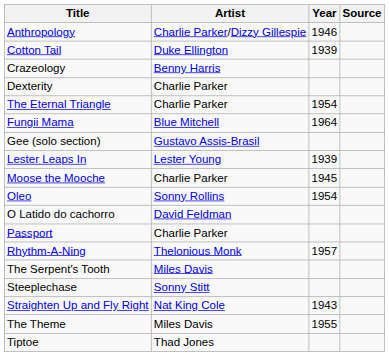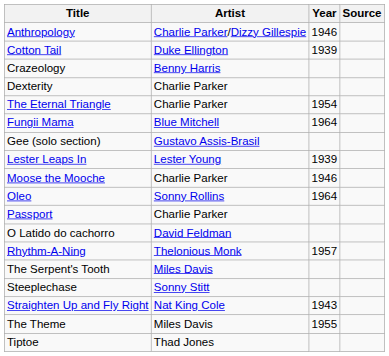(324, 178) 1945 -> (324, 178) 1946
(324, 196) 1954 -> (324, 196) 1964
rows swapped: (30, 232) <-> (61, 214)
